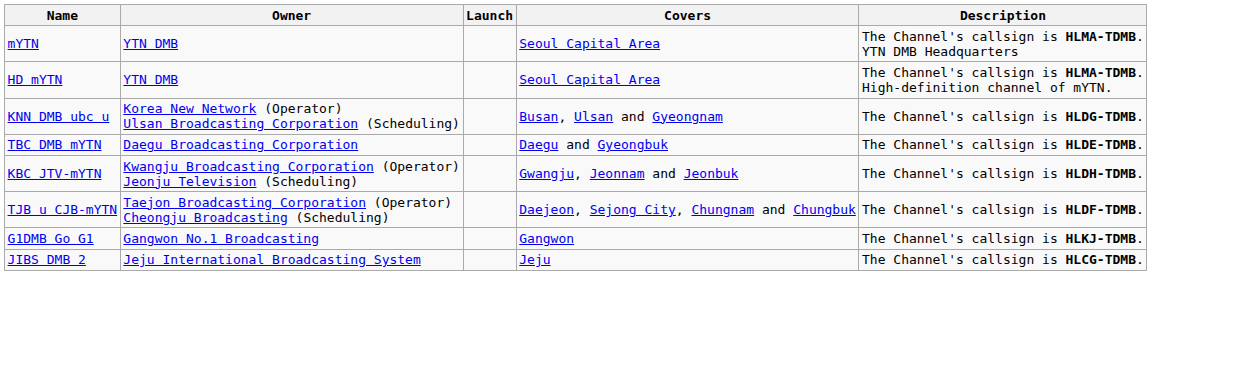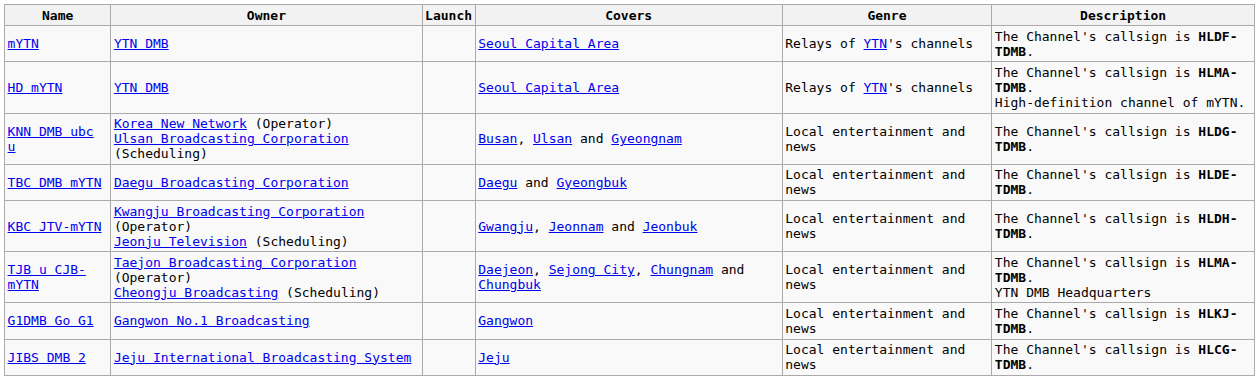+ column: (887, 15)
(1003, 44) The Channel's callsign is HLMA-TDMB. YTN DMB Headquarters -> (1116, 44) The Channel's callsign is HLDF-TDMB.
(1003, 210) The Channel's callsign is HLDF-TDMB. -> (1116, 277) The Channel's callsign is HLMA-TDMB. YTN DMB Headquarters
